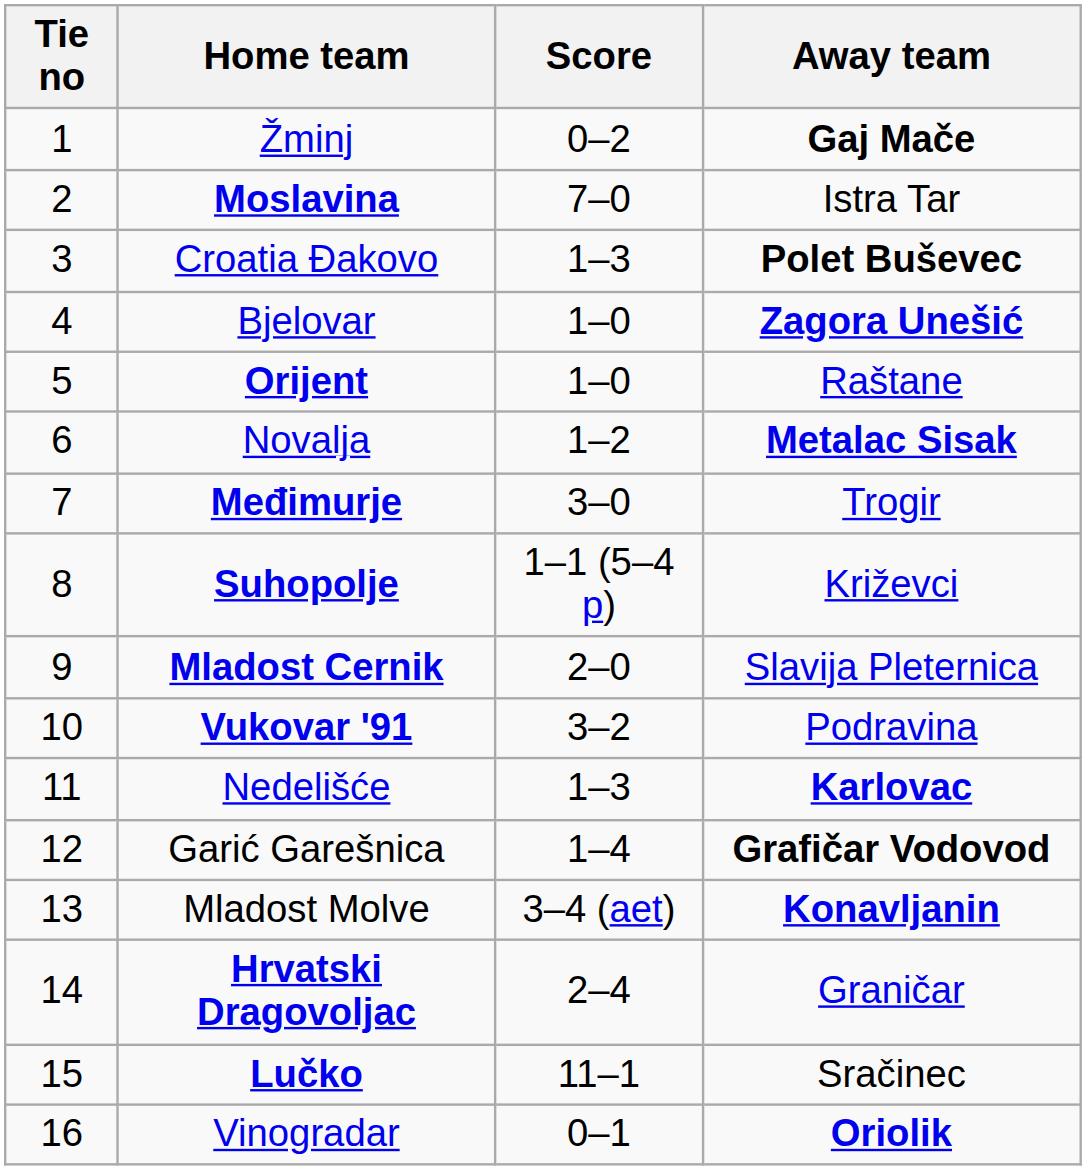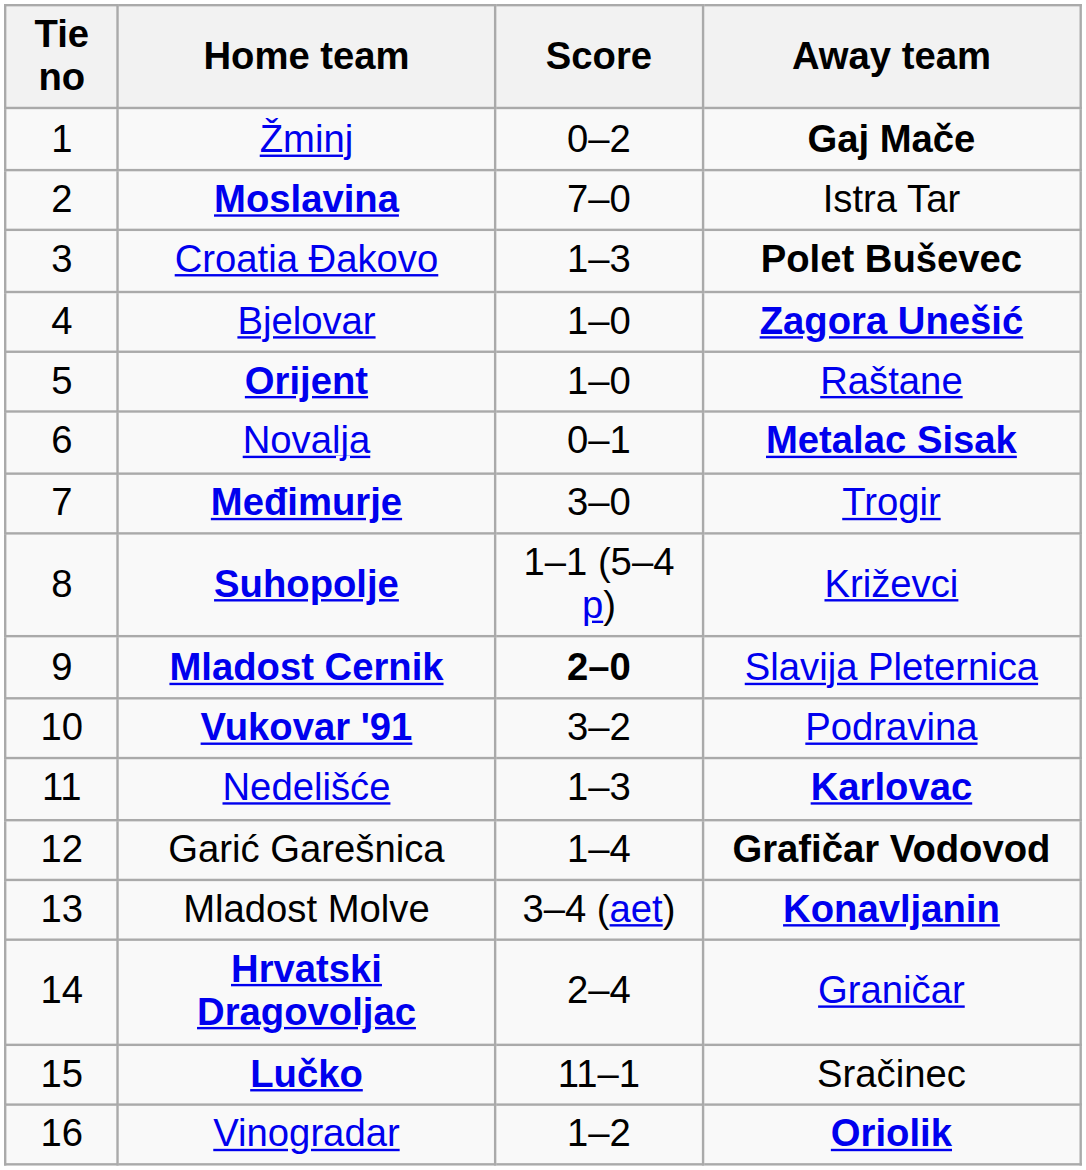(599, 441) 1–2 -> (599, 441) 0–1
(599, 666) normal -> (599, 666) bold
(599, 1134) 0–1 -> (599, 1134) 1–2
